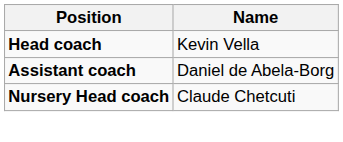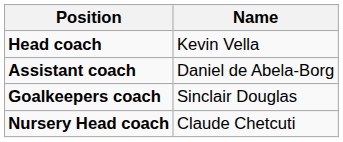+ row: (85, 96)
